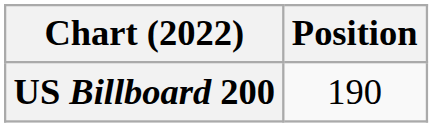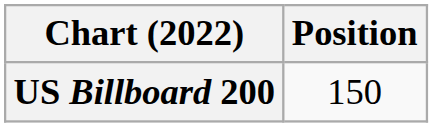(355, 91) 190 -> (355, 91) 150
